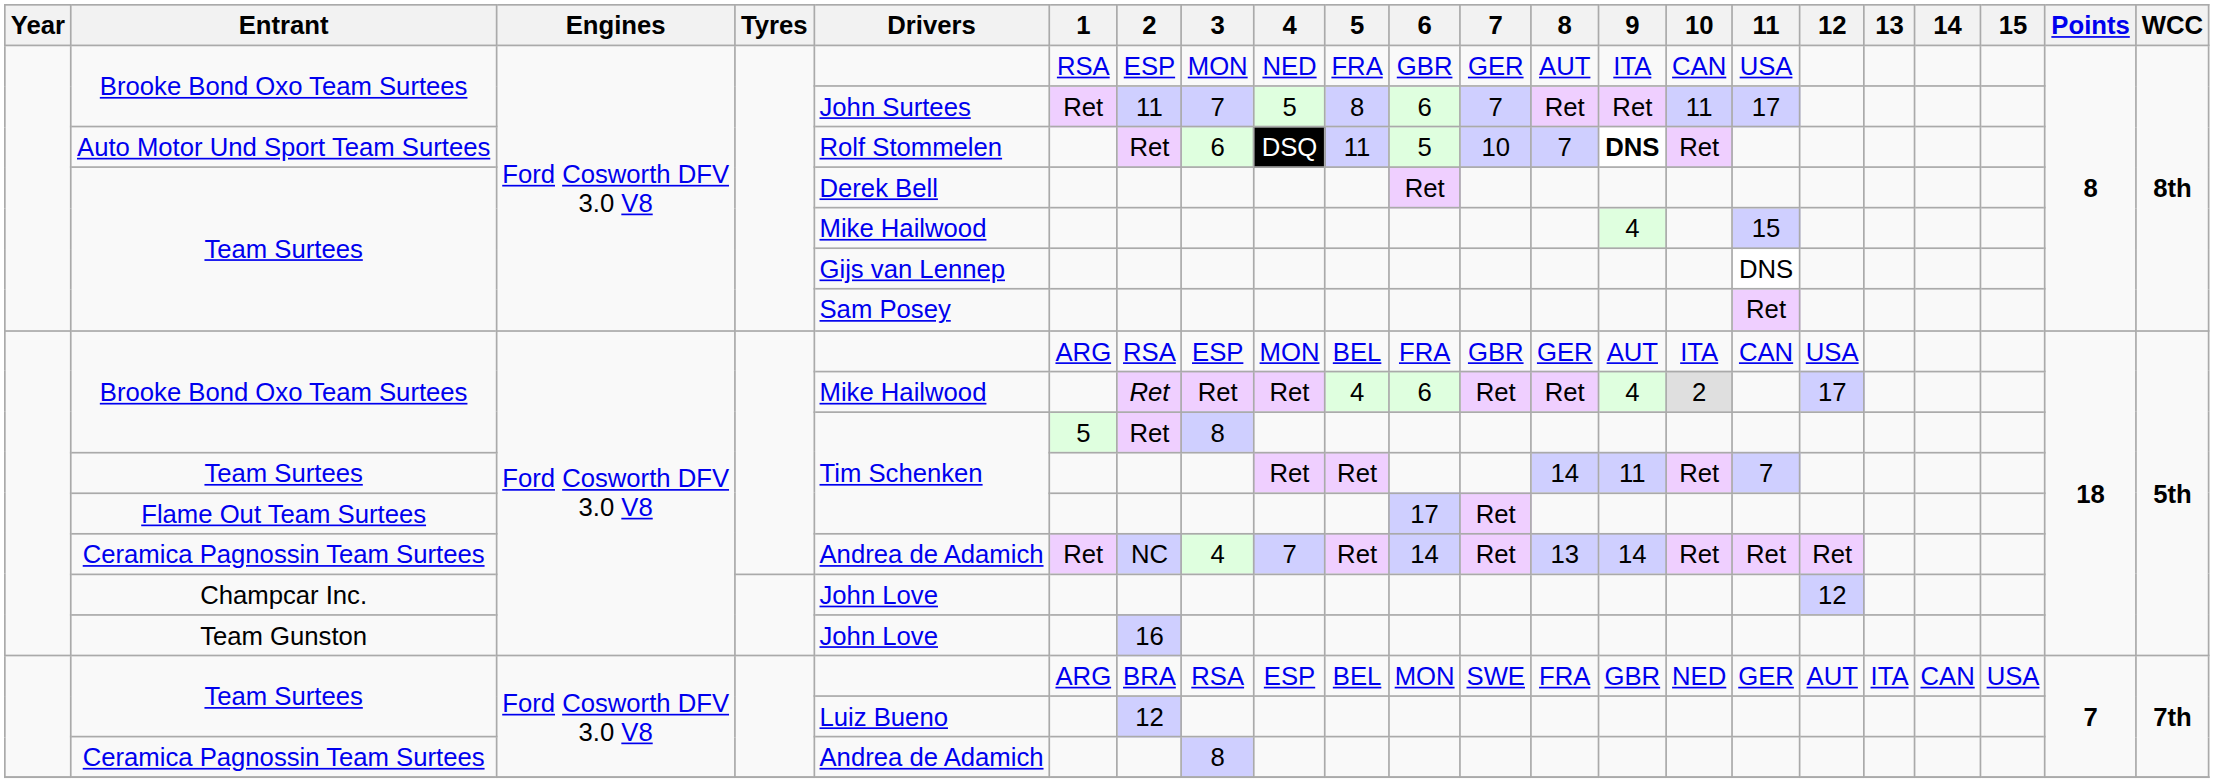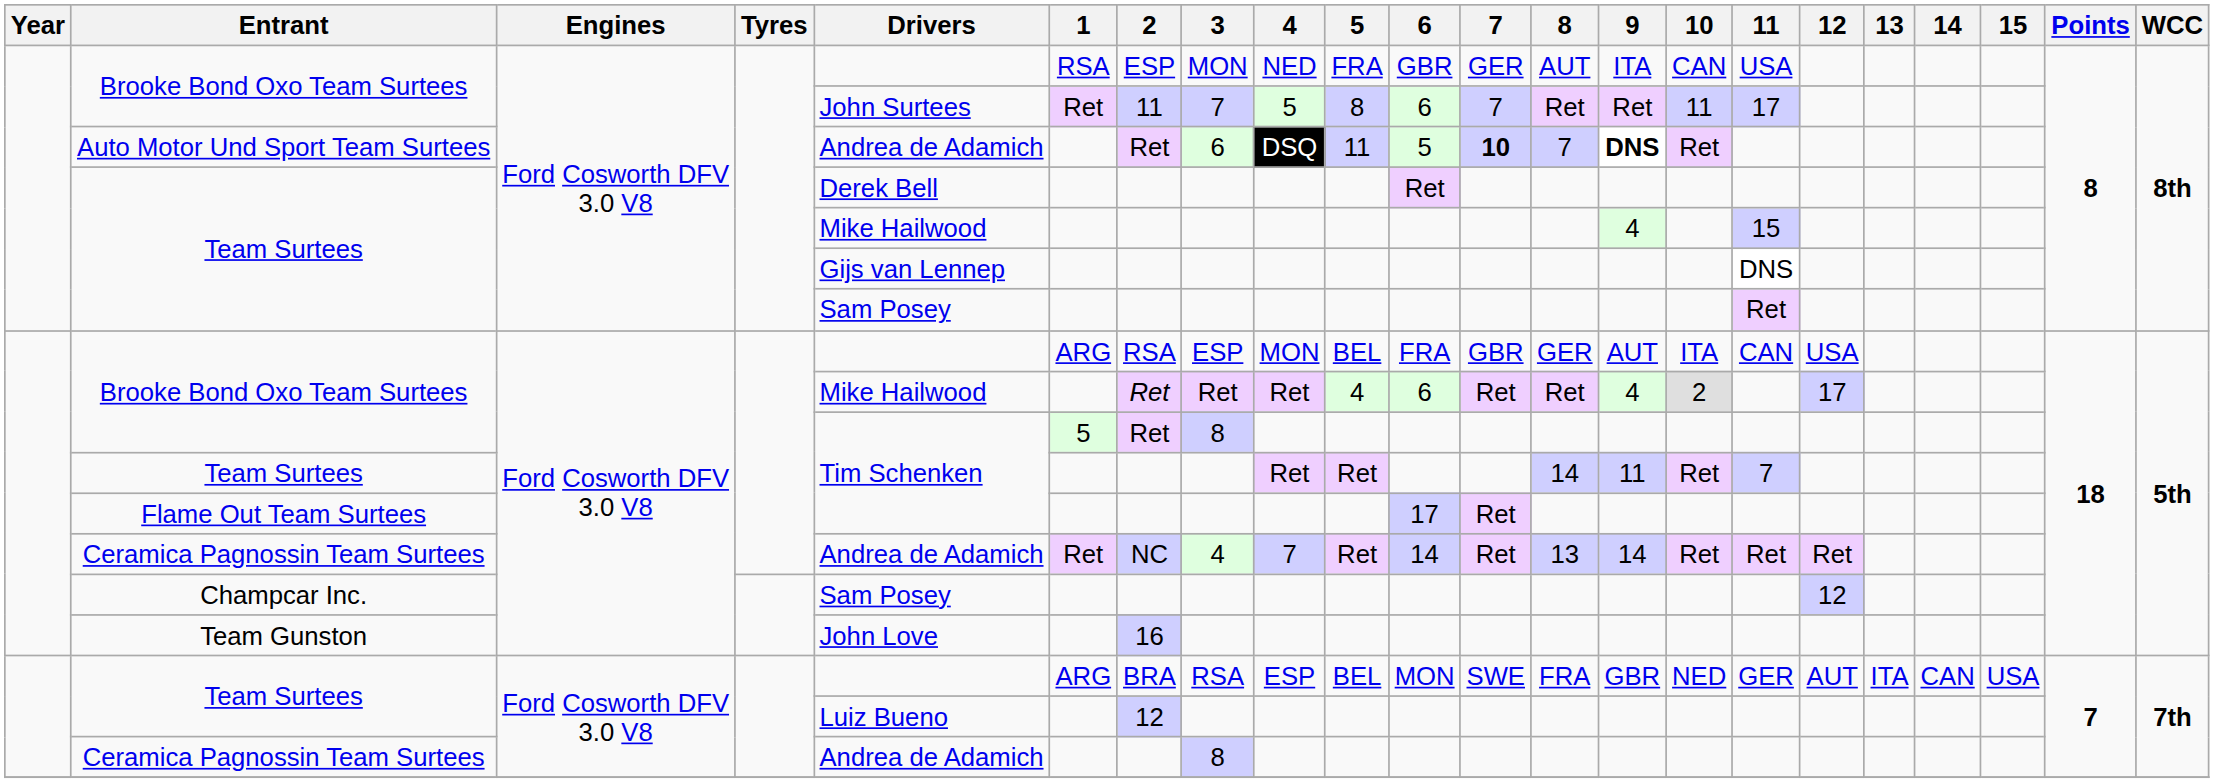(911, 147) Rolf Stommelen -> (932, 147) Andrea de Adamich
(1496, 147) normal -> (1496, 147) bold
(879, 595) John Love -> (885, 595) Sam Posey
